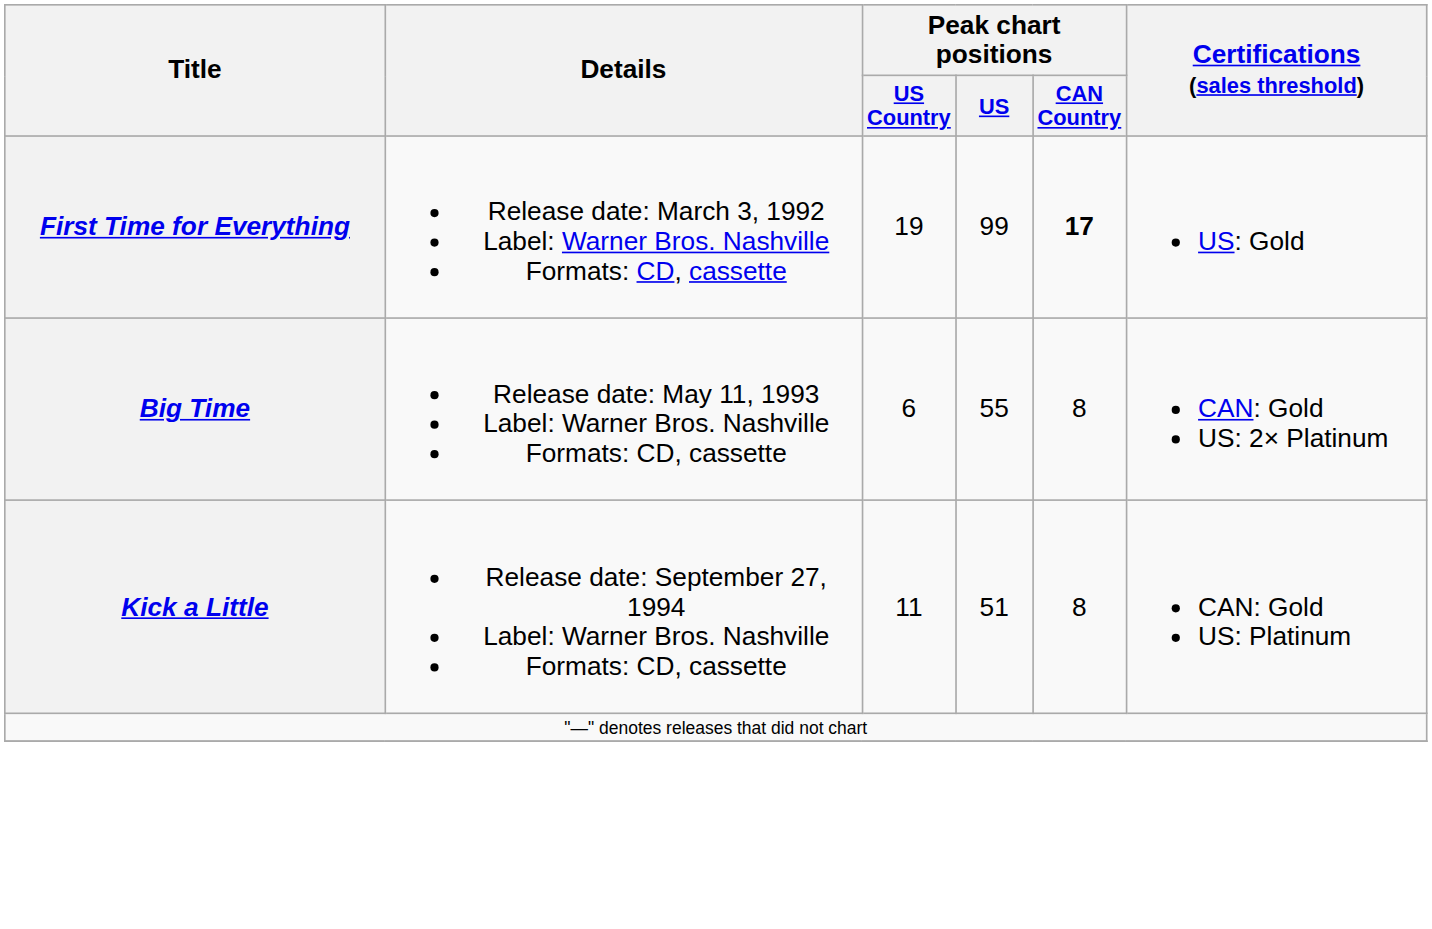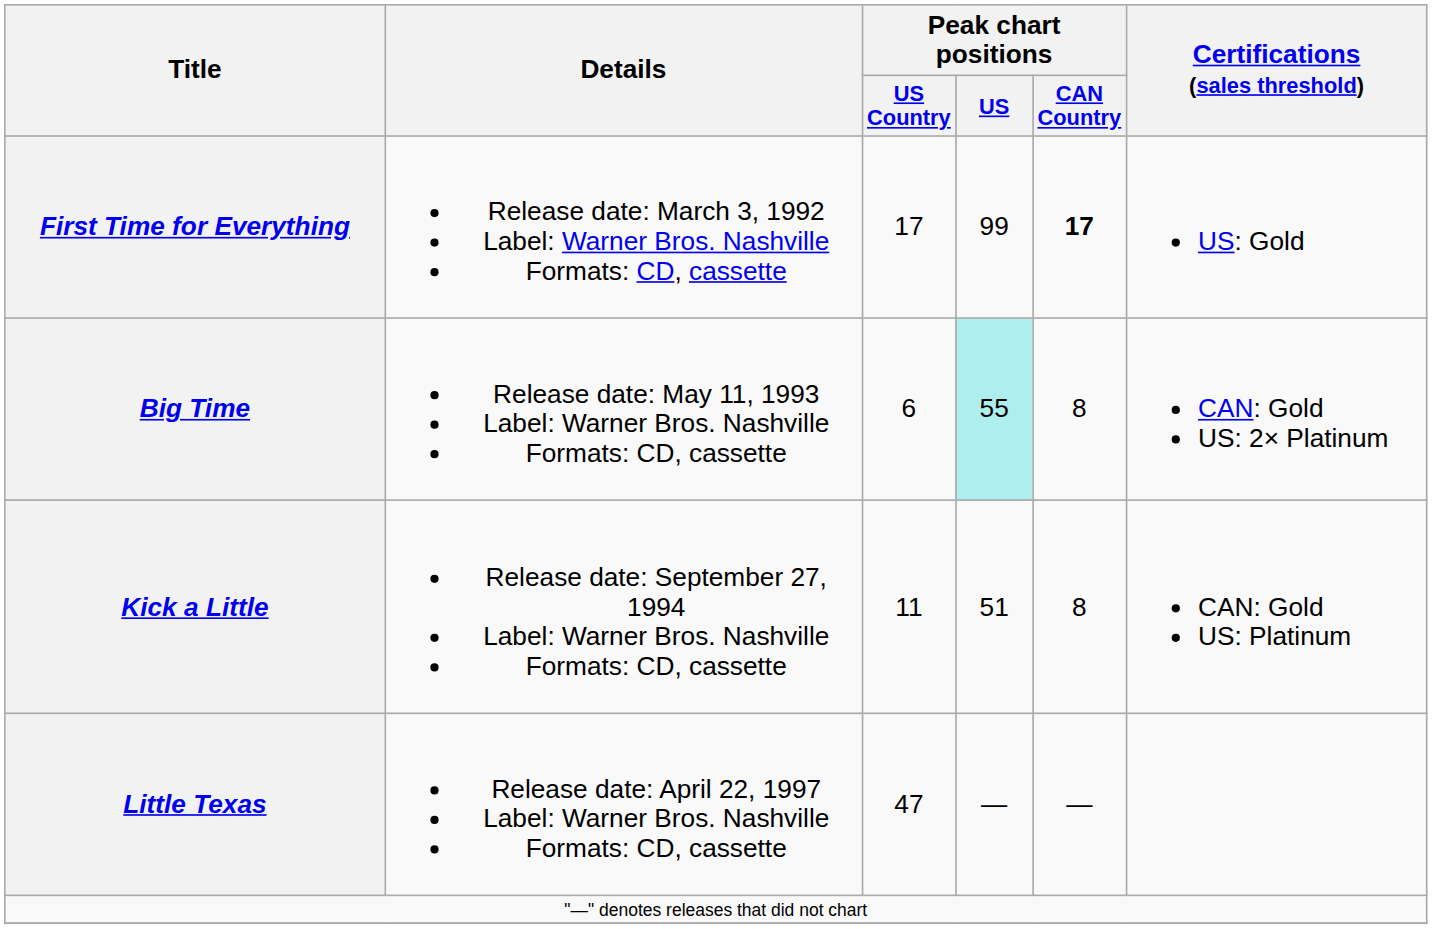(909, 226) 19 -> (909, 226) 17
(994, 409) no background -> (994, 409) paleturquoise background
+ row: (195, 804)
